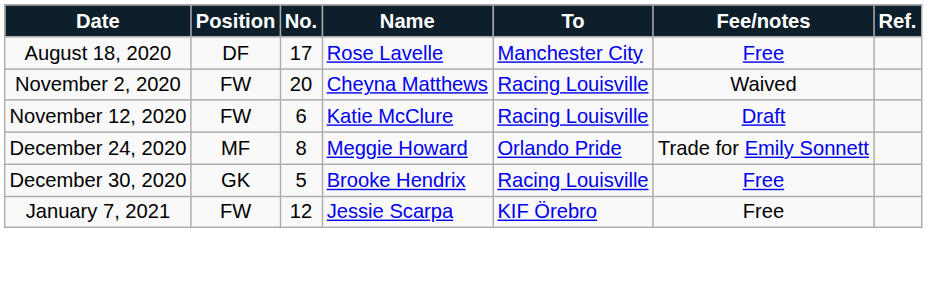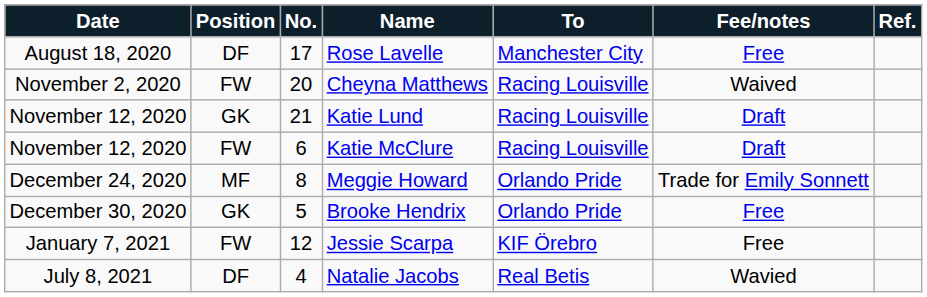+ row: (375, 117)
(573, 180) Racing Louisville -> (560, 212) Orlando Pride
+ row: (393, 276)
